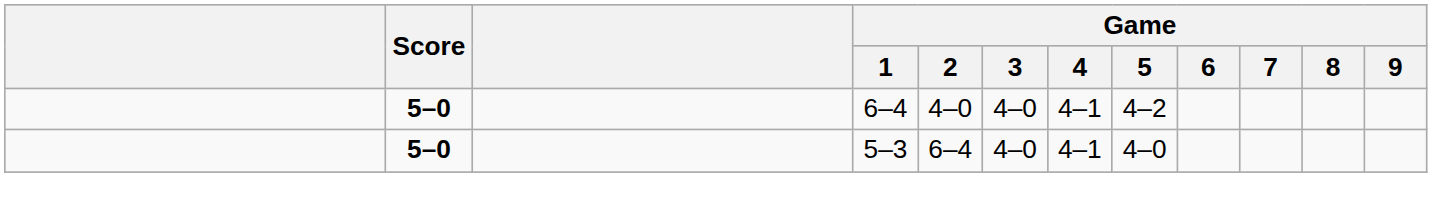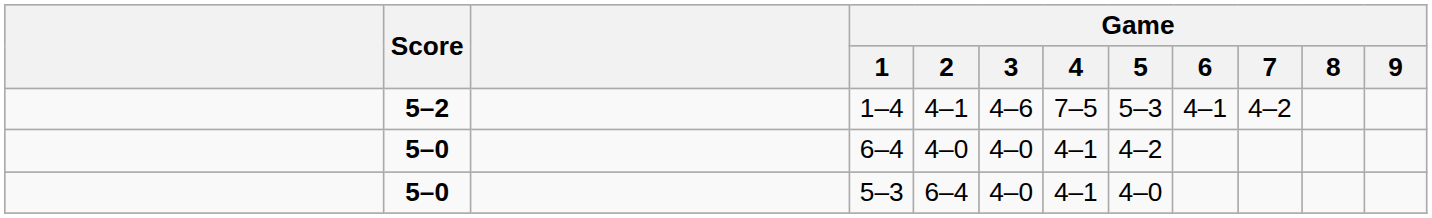+ row: (882, 108)
